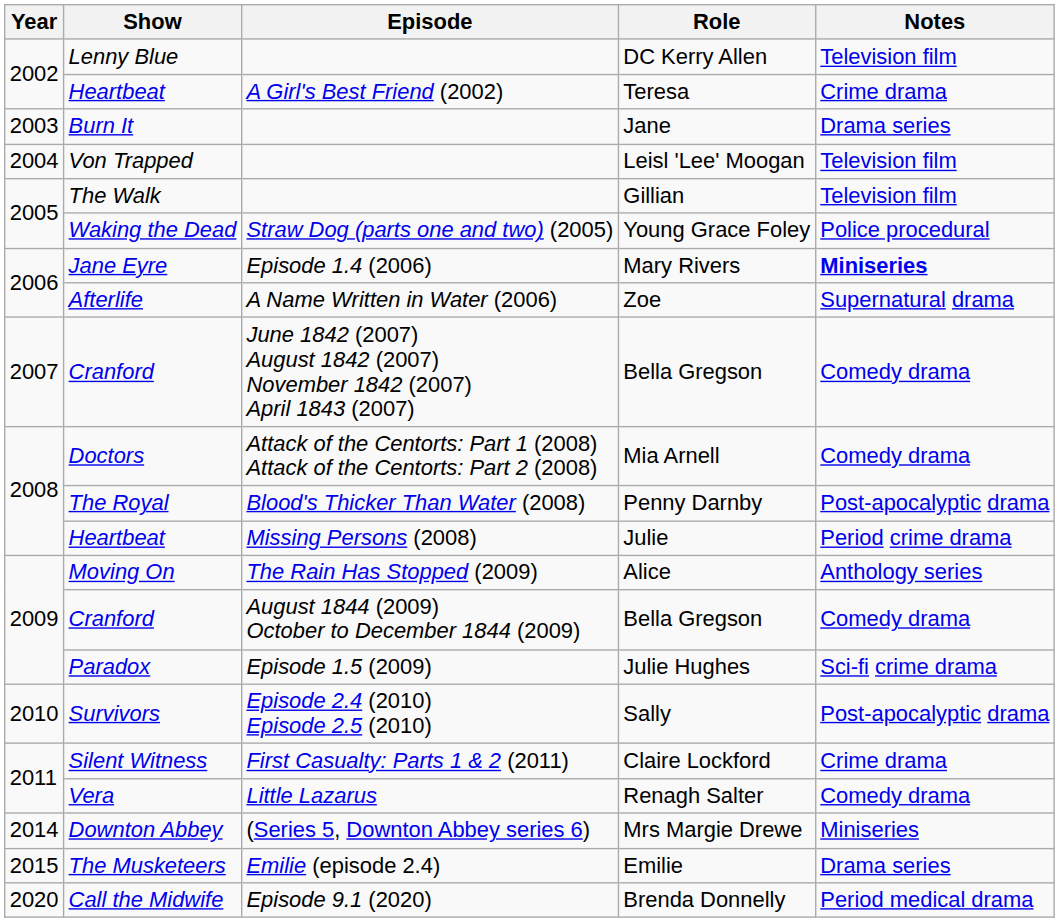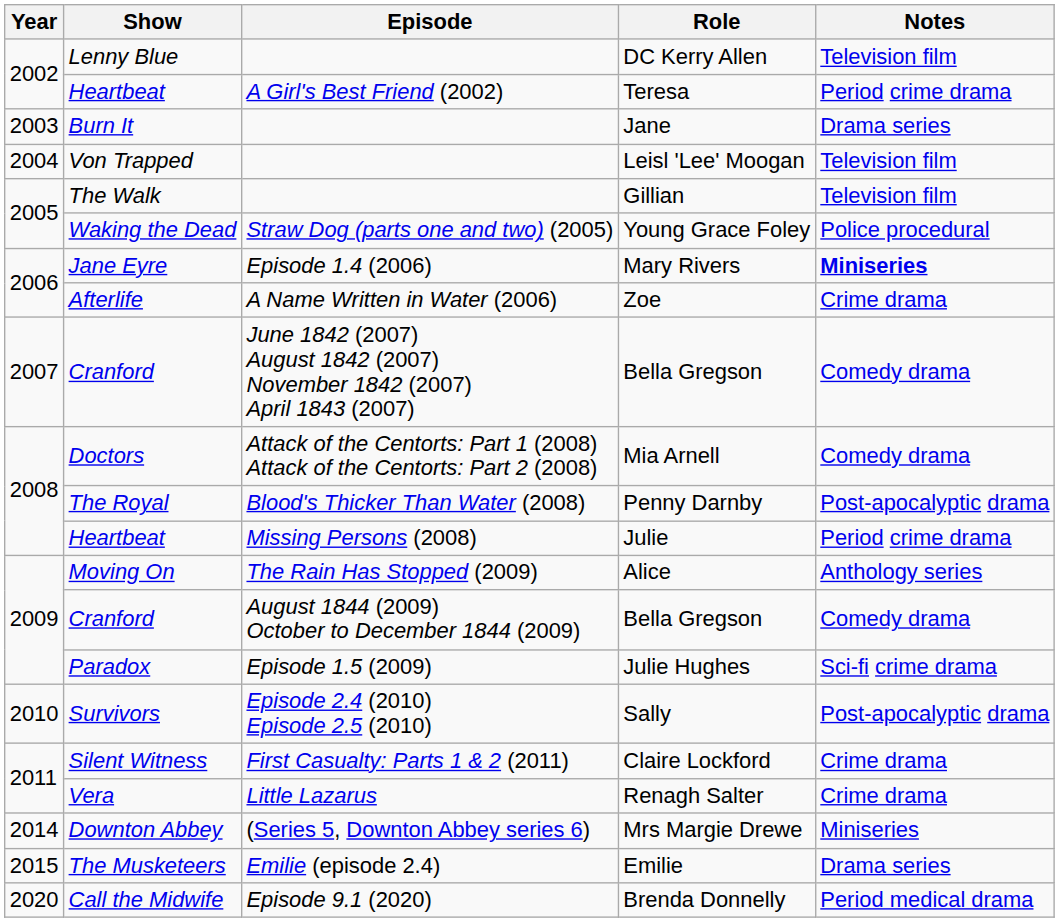(884, 91) Crime drama -> (916, 91) Period crime drama
(917, 299) Supernatural drama -> (884, 299) Crime drama
(895, 795) Comedy drama -> (884, 795) Crime drama
